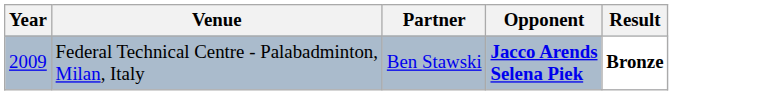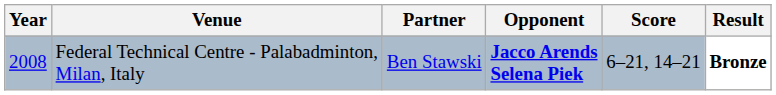+ column: (653, 20)
(28, 62) 2009 -> (28, 62) 2008
